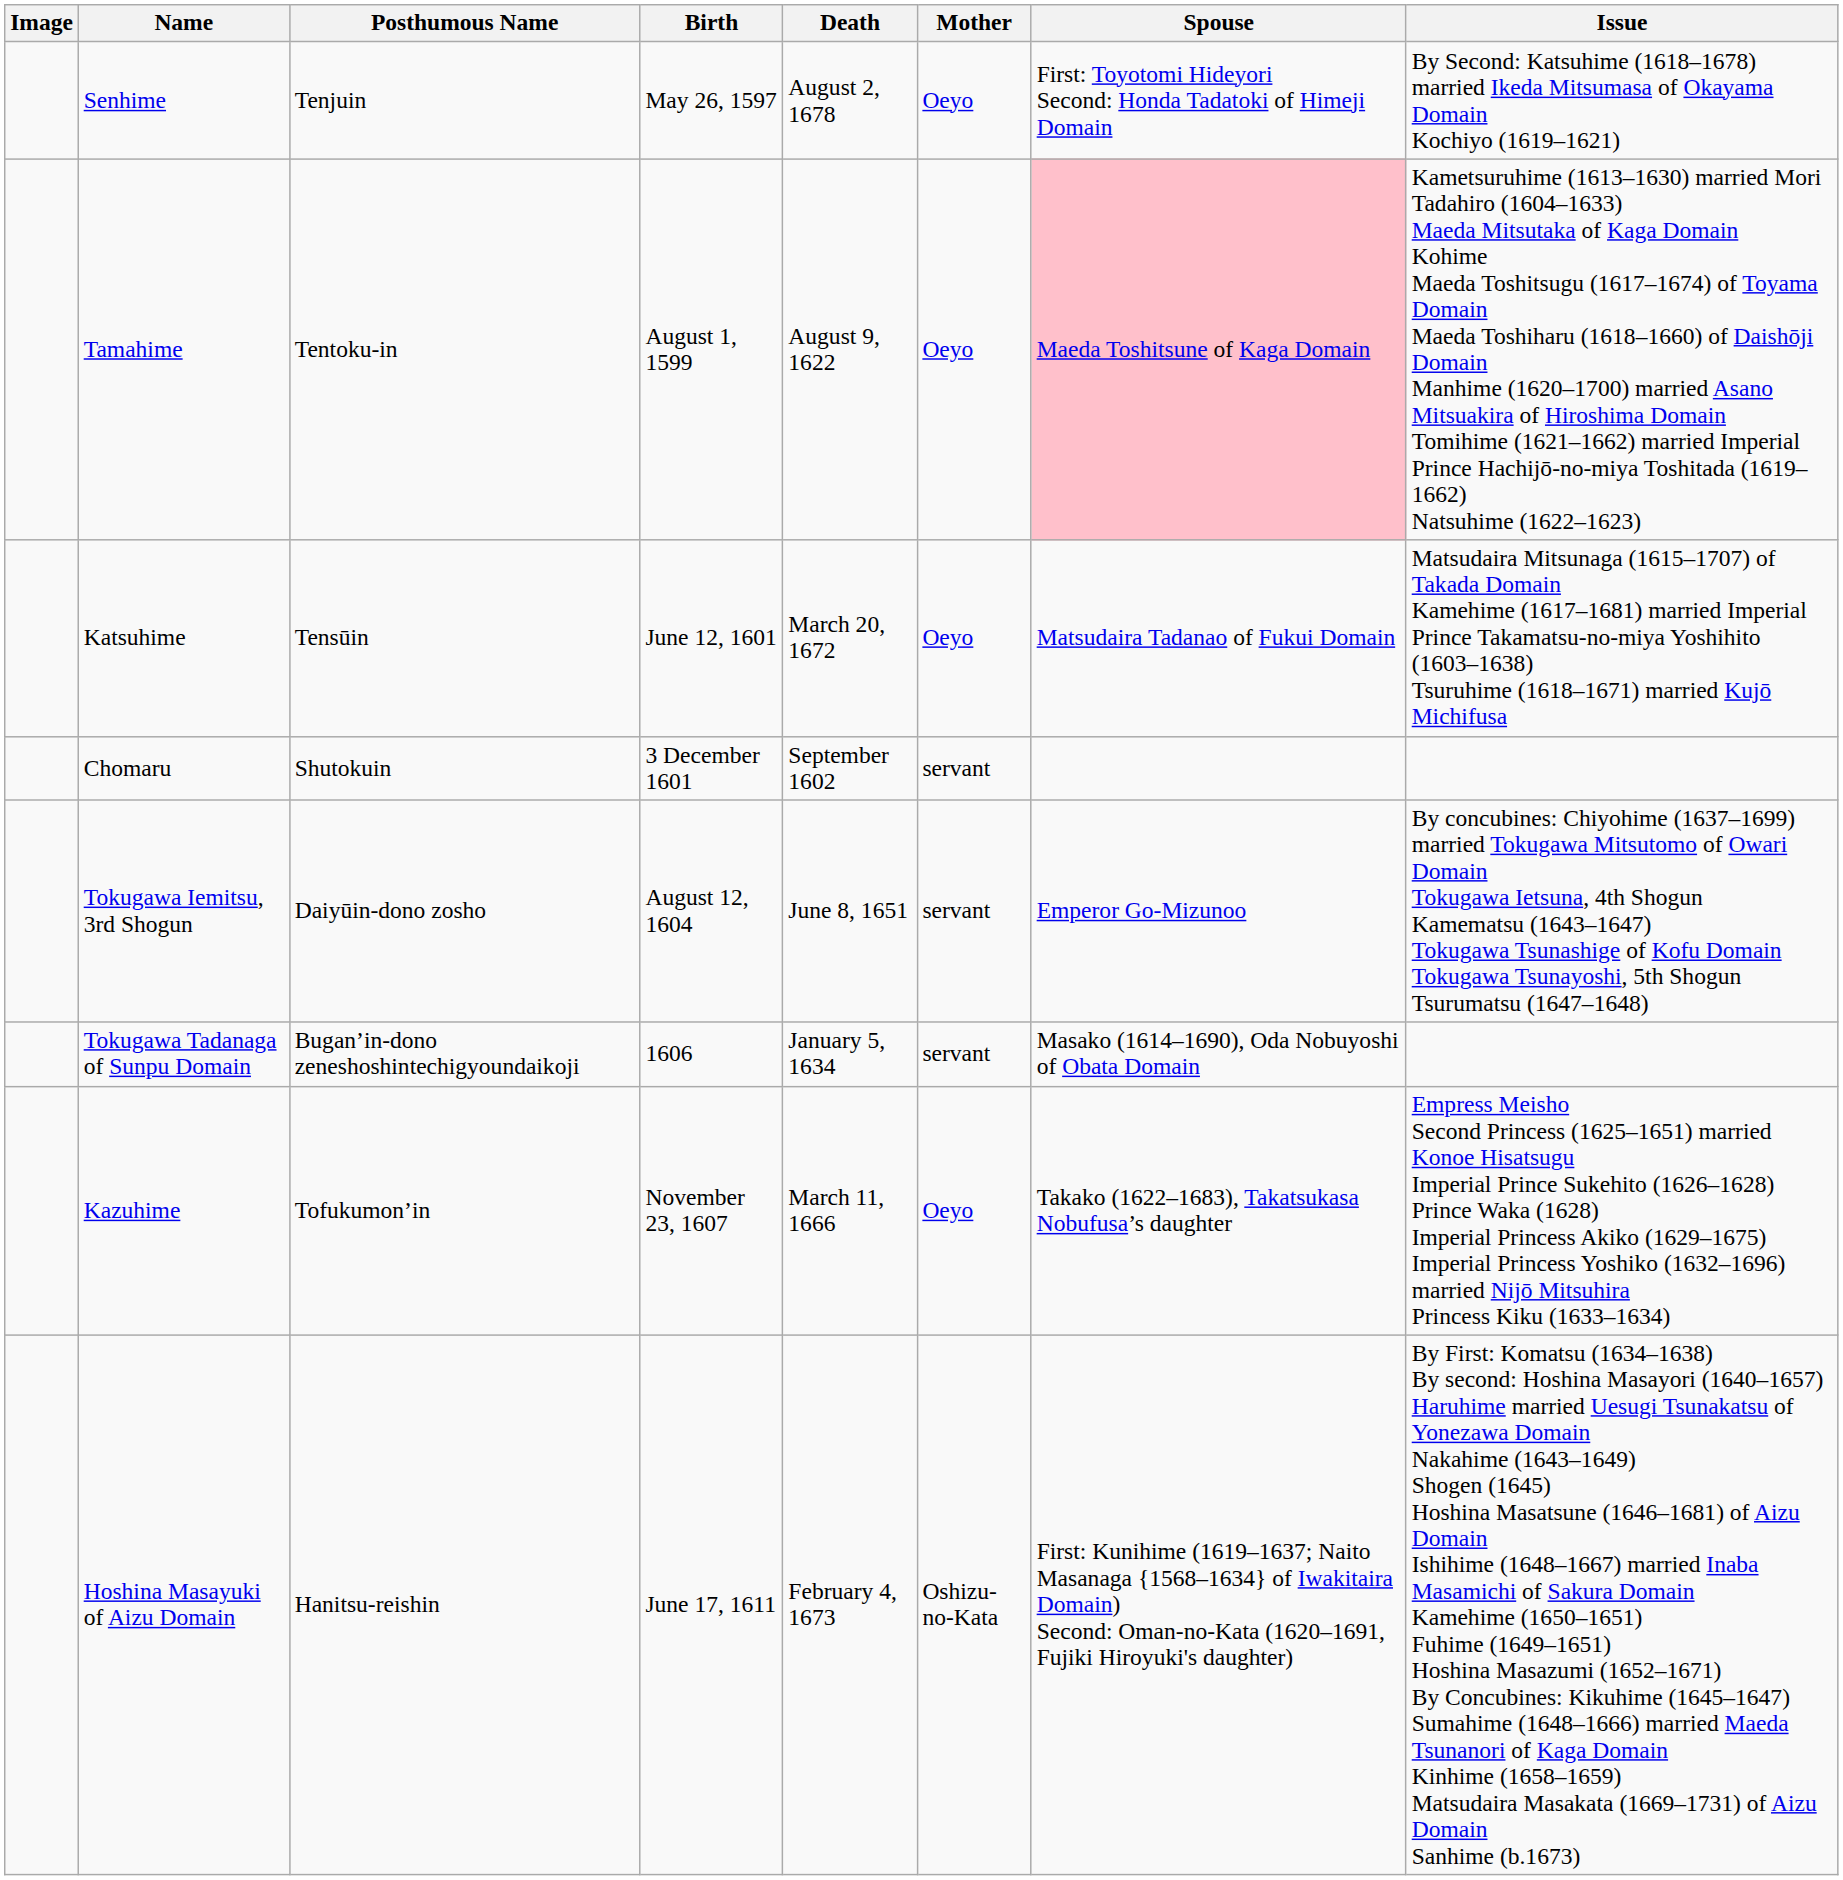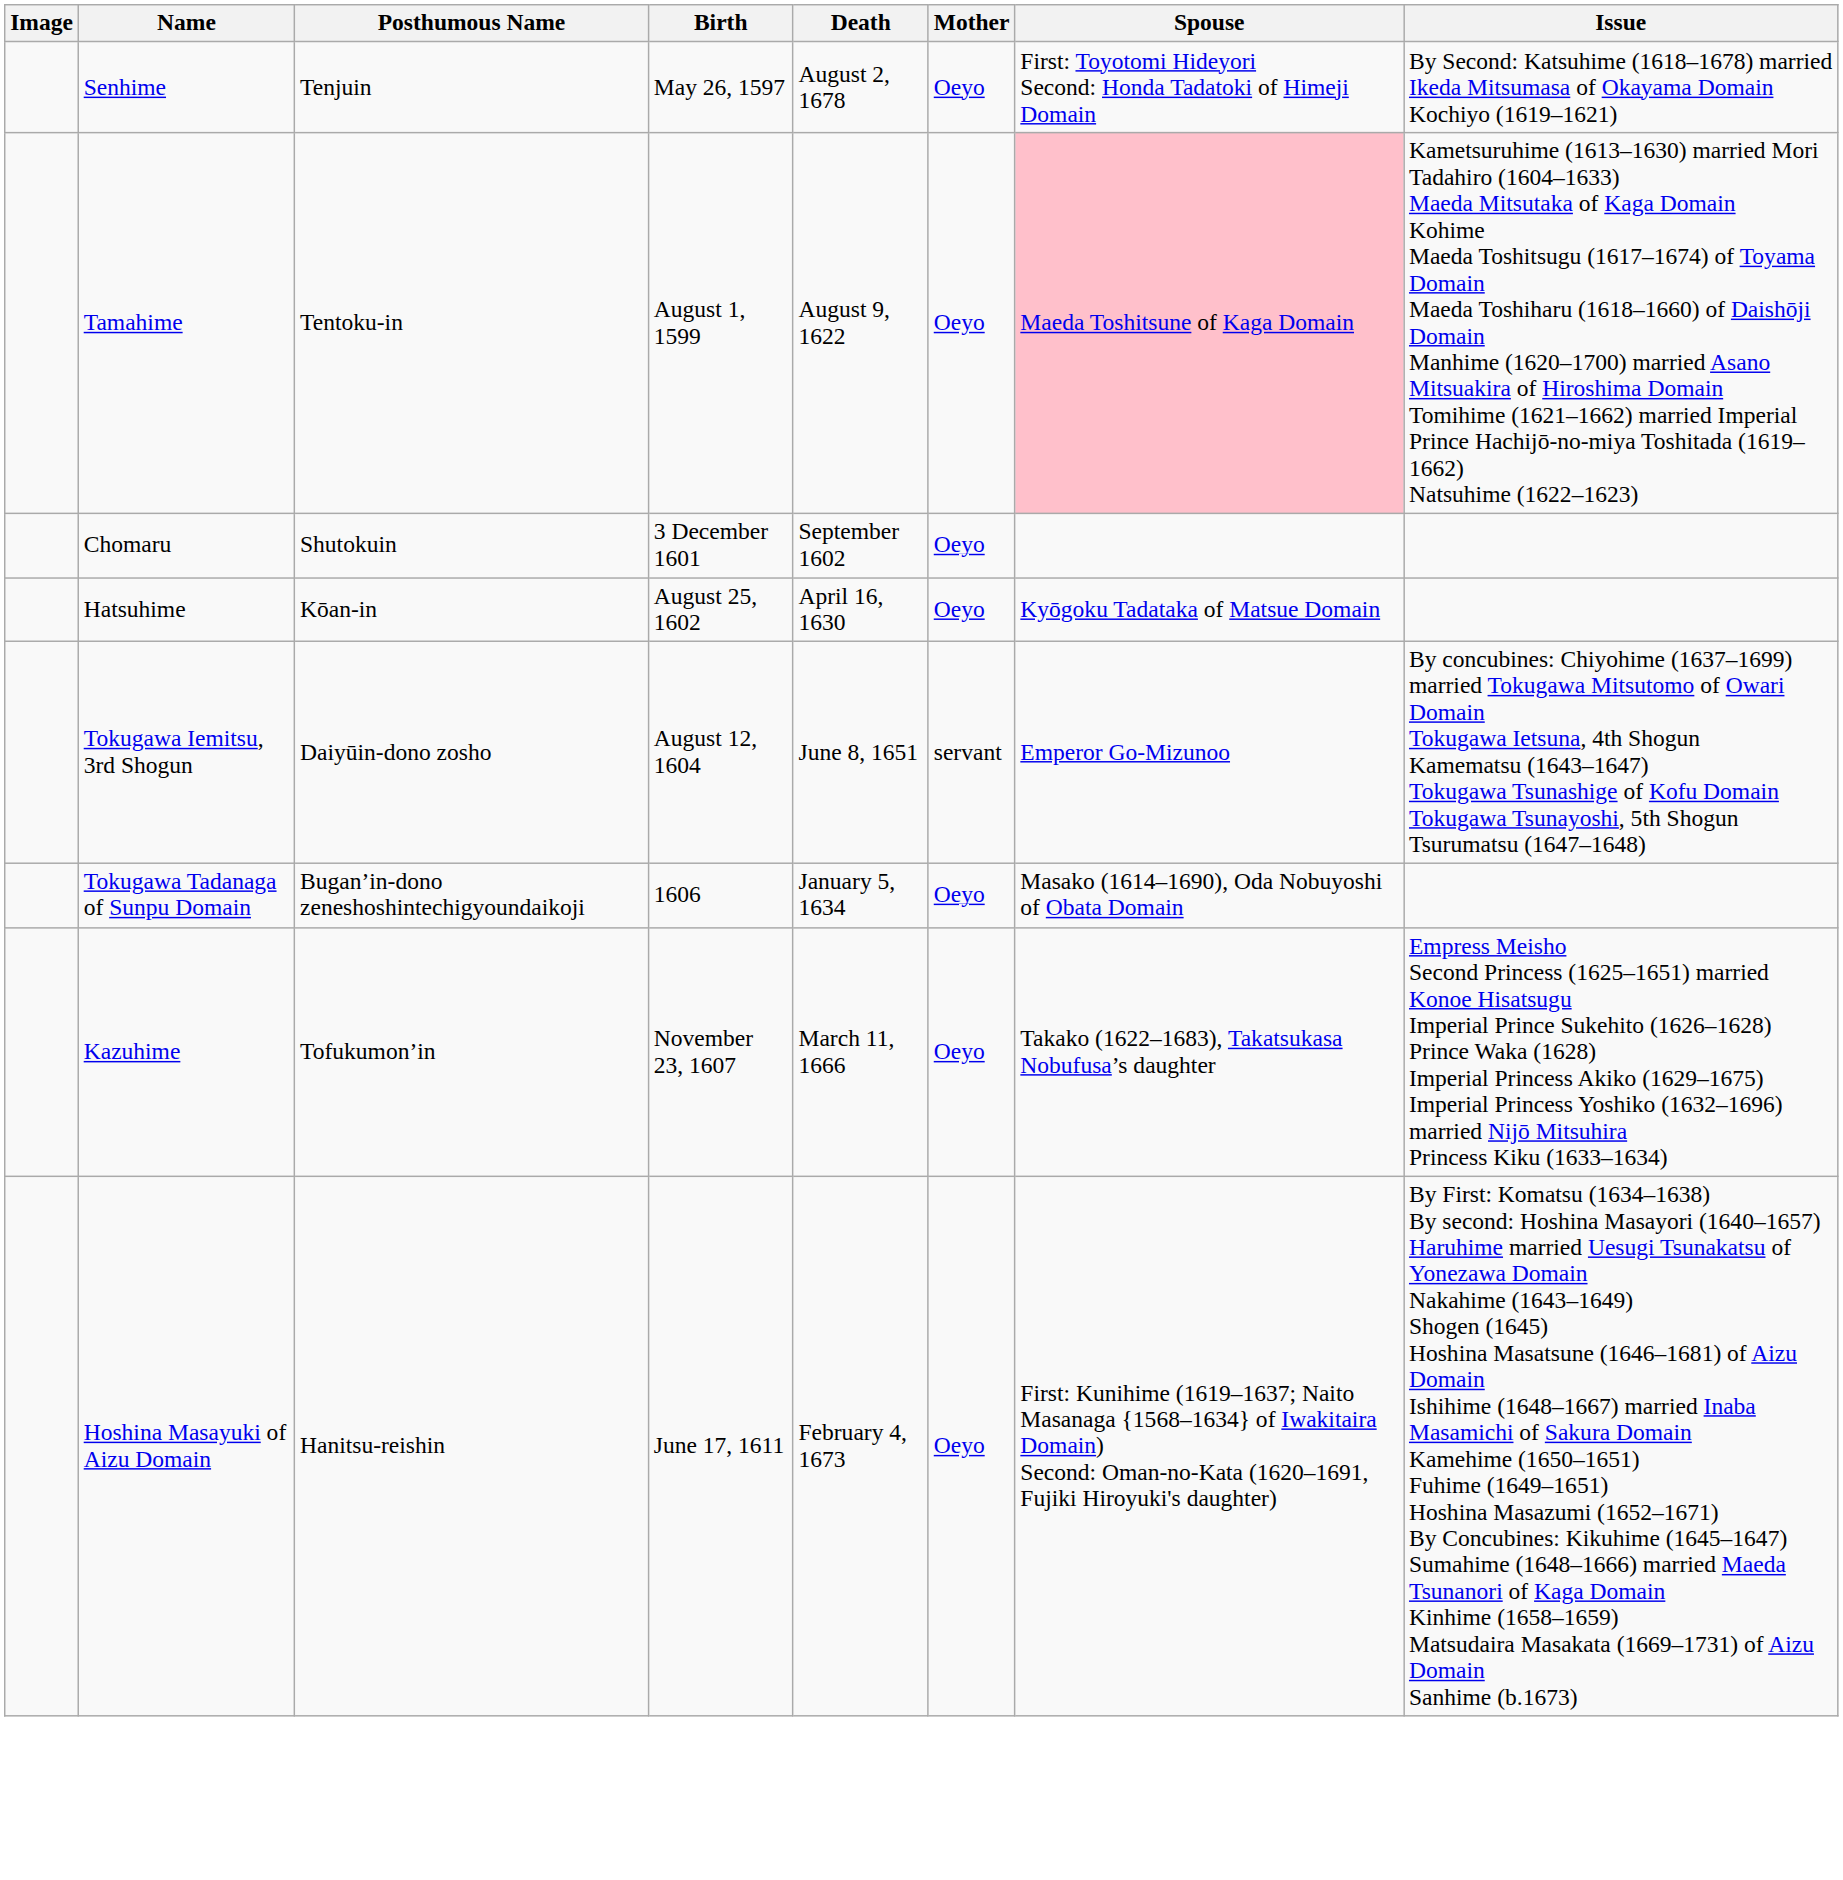- row: (135, 637)
(956, 767) servant -> (959, 545) Oeyo
+ row: (135, 608)
(956, 1053) servant -> (959, 895) Oeyo
(960, 1604) Oshizu-no-Kata -> (959, 1446) Oeyo
